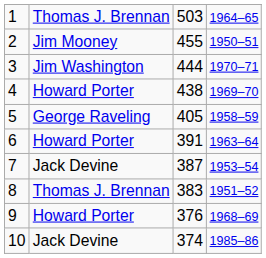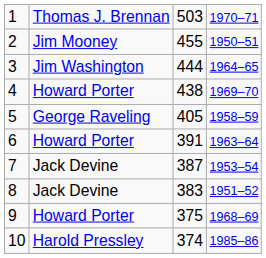(234, 17) 1964–65 -> (234, 17) 1970–71
(234, 67) 1970–71 -> (234, 67) 1964–65
(101, 191) Thomas J. Brennan -> (75, 191) Jack Devine
(190, 215) 376 -> (190, 215) 375
(75, 240) Jack Devine -> (88, 240) Harold Pressley
